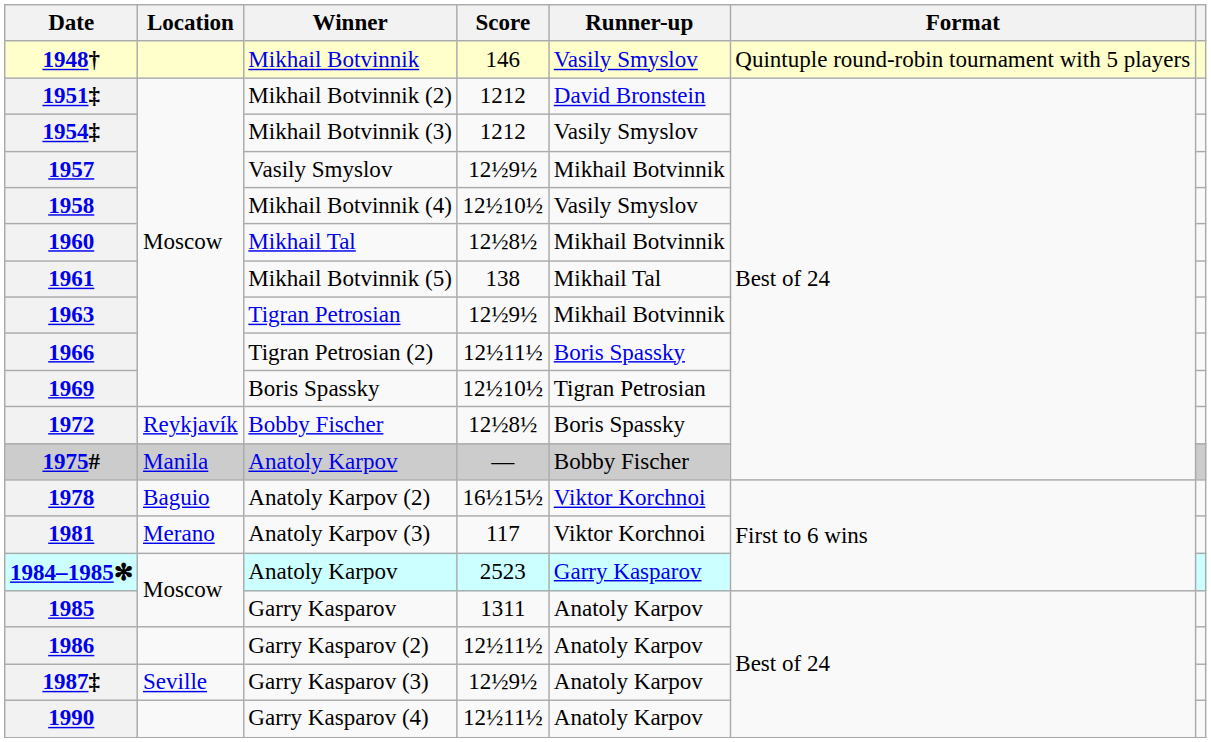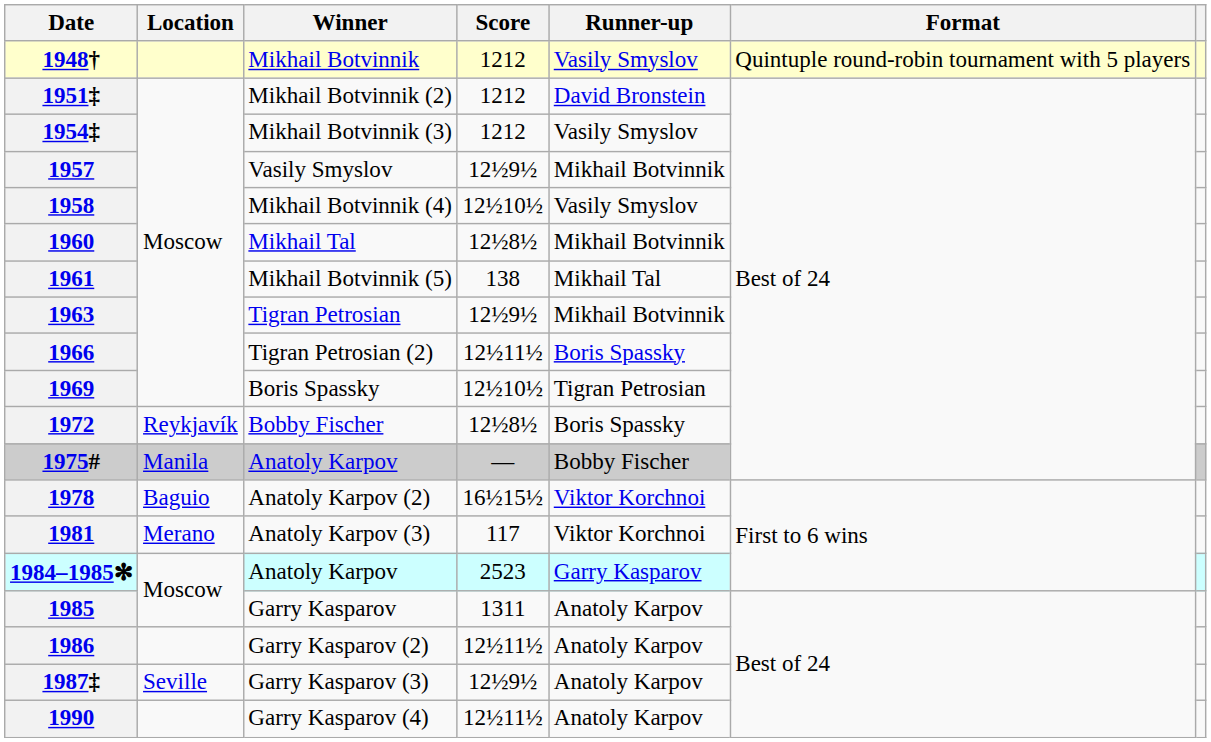(503, 59) 146 -> (503, 59) 1212
